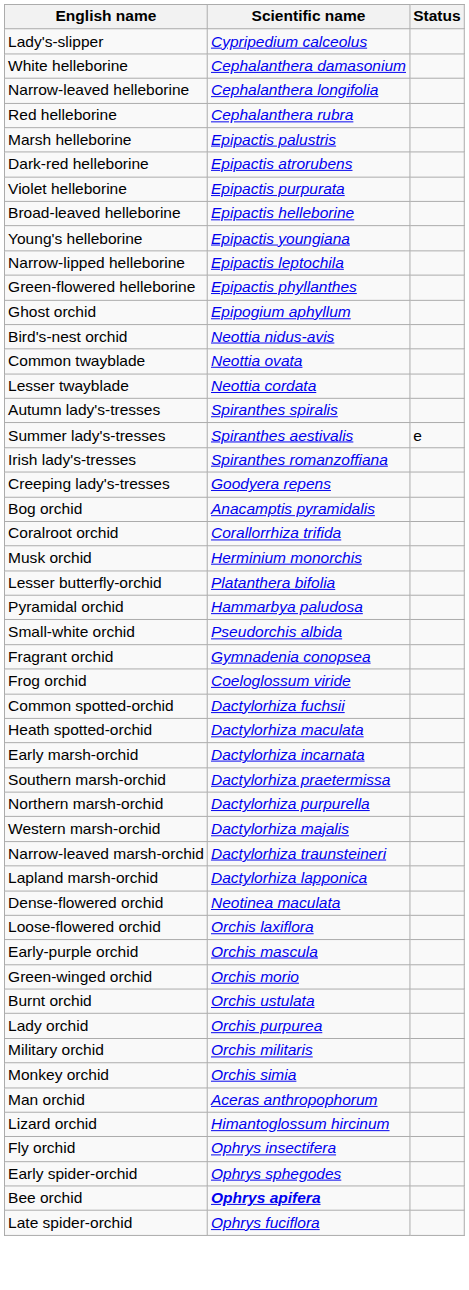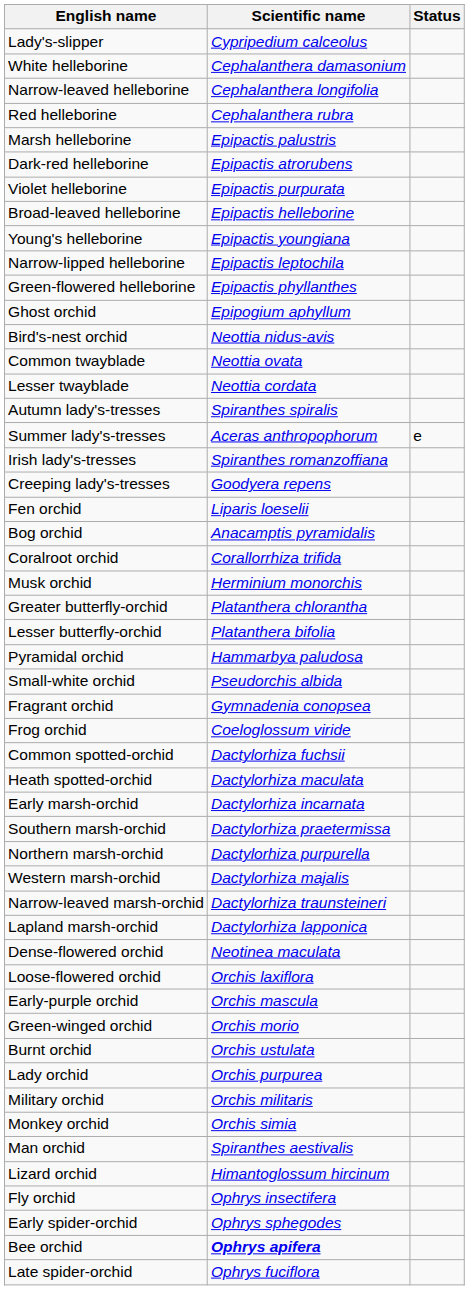(282, 435) Spiranthes aestivalis -> (294, 435) Aceras anthropophorum
+ row: (45, 509)
+ row: (88, 607)
(294, 1099) Aceras anthropophorum -> (282, 1149) Spiranthes aestivalis
